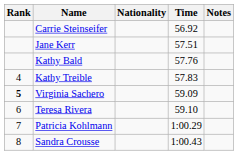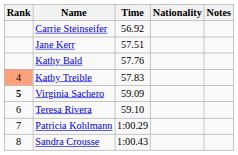columns swapped: (142, 12) <-> (186, 12)
(19, 77) no background -> (19, 77) lightsalmon background
